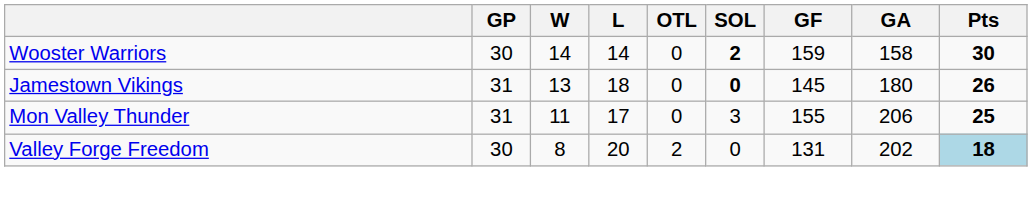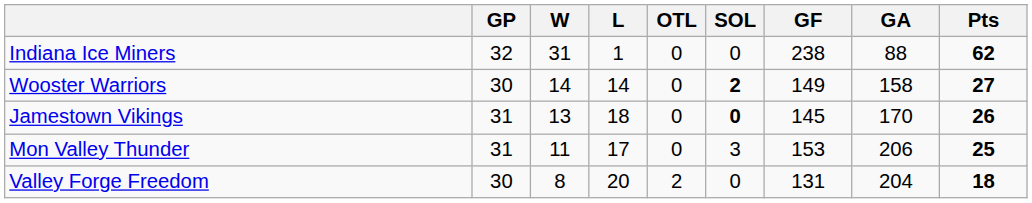+ row: (92, 52)
(808, 52) 159 -> (808, 85) 149
(984, 52) 30 -> (984, 85) 27
(896, 85) 180 -> (896, 117) 170
(808, 117) 155 -> (808, 149) 153
(896, 149) 202 -> (896, 181) 204
(984, 149) lightblue background -> (984, 181) no background
